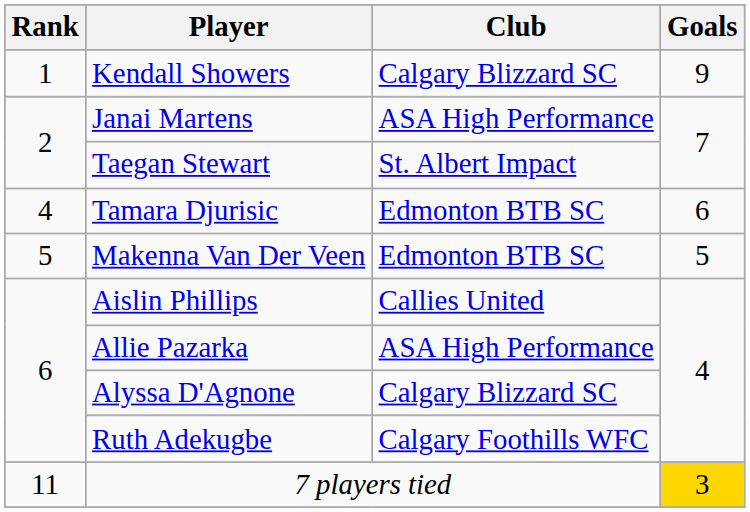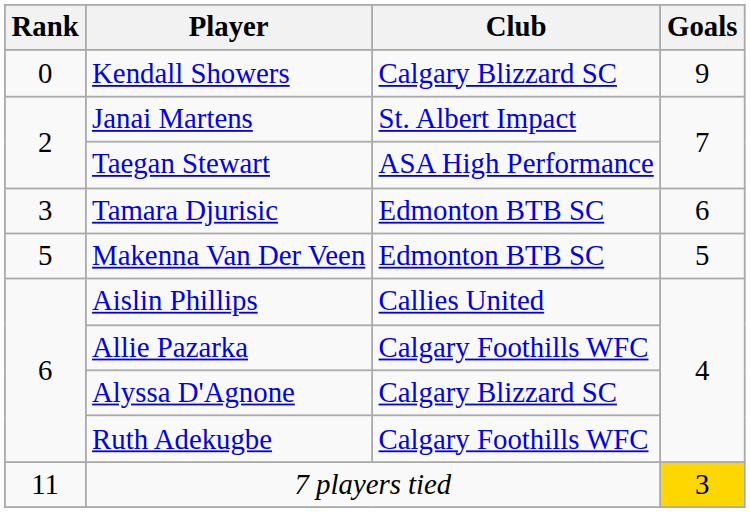(45, 73) 1 -> (45, 73) 0
(516, 118) ASA High Performance -> (477, 118) St. Albert Impact
(477, 164) St. Albert Impact -> (516, 164) ASA High Performance
(45, 210) 4 -> (45, 210) 3
(516, 347) ASA High Performance -> (514, 347) Calgary Foothills WFC
